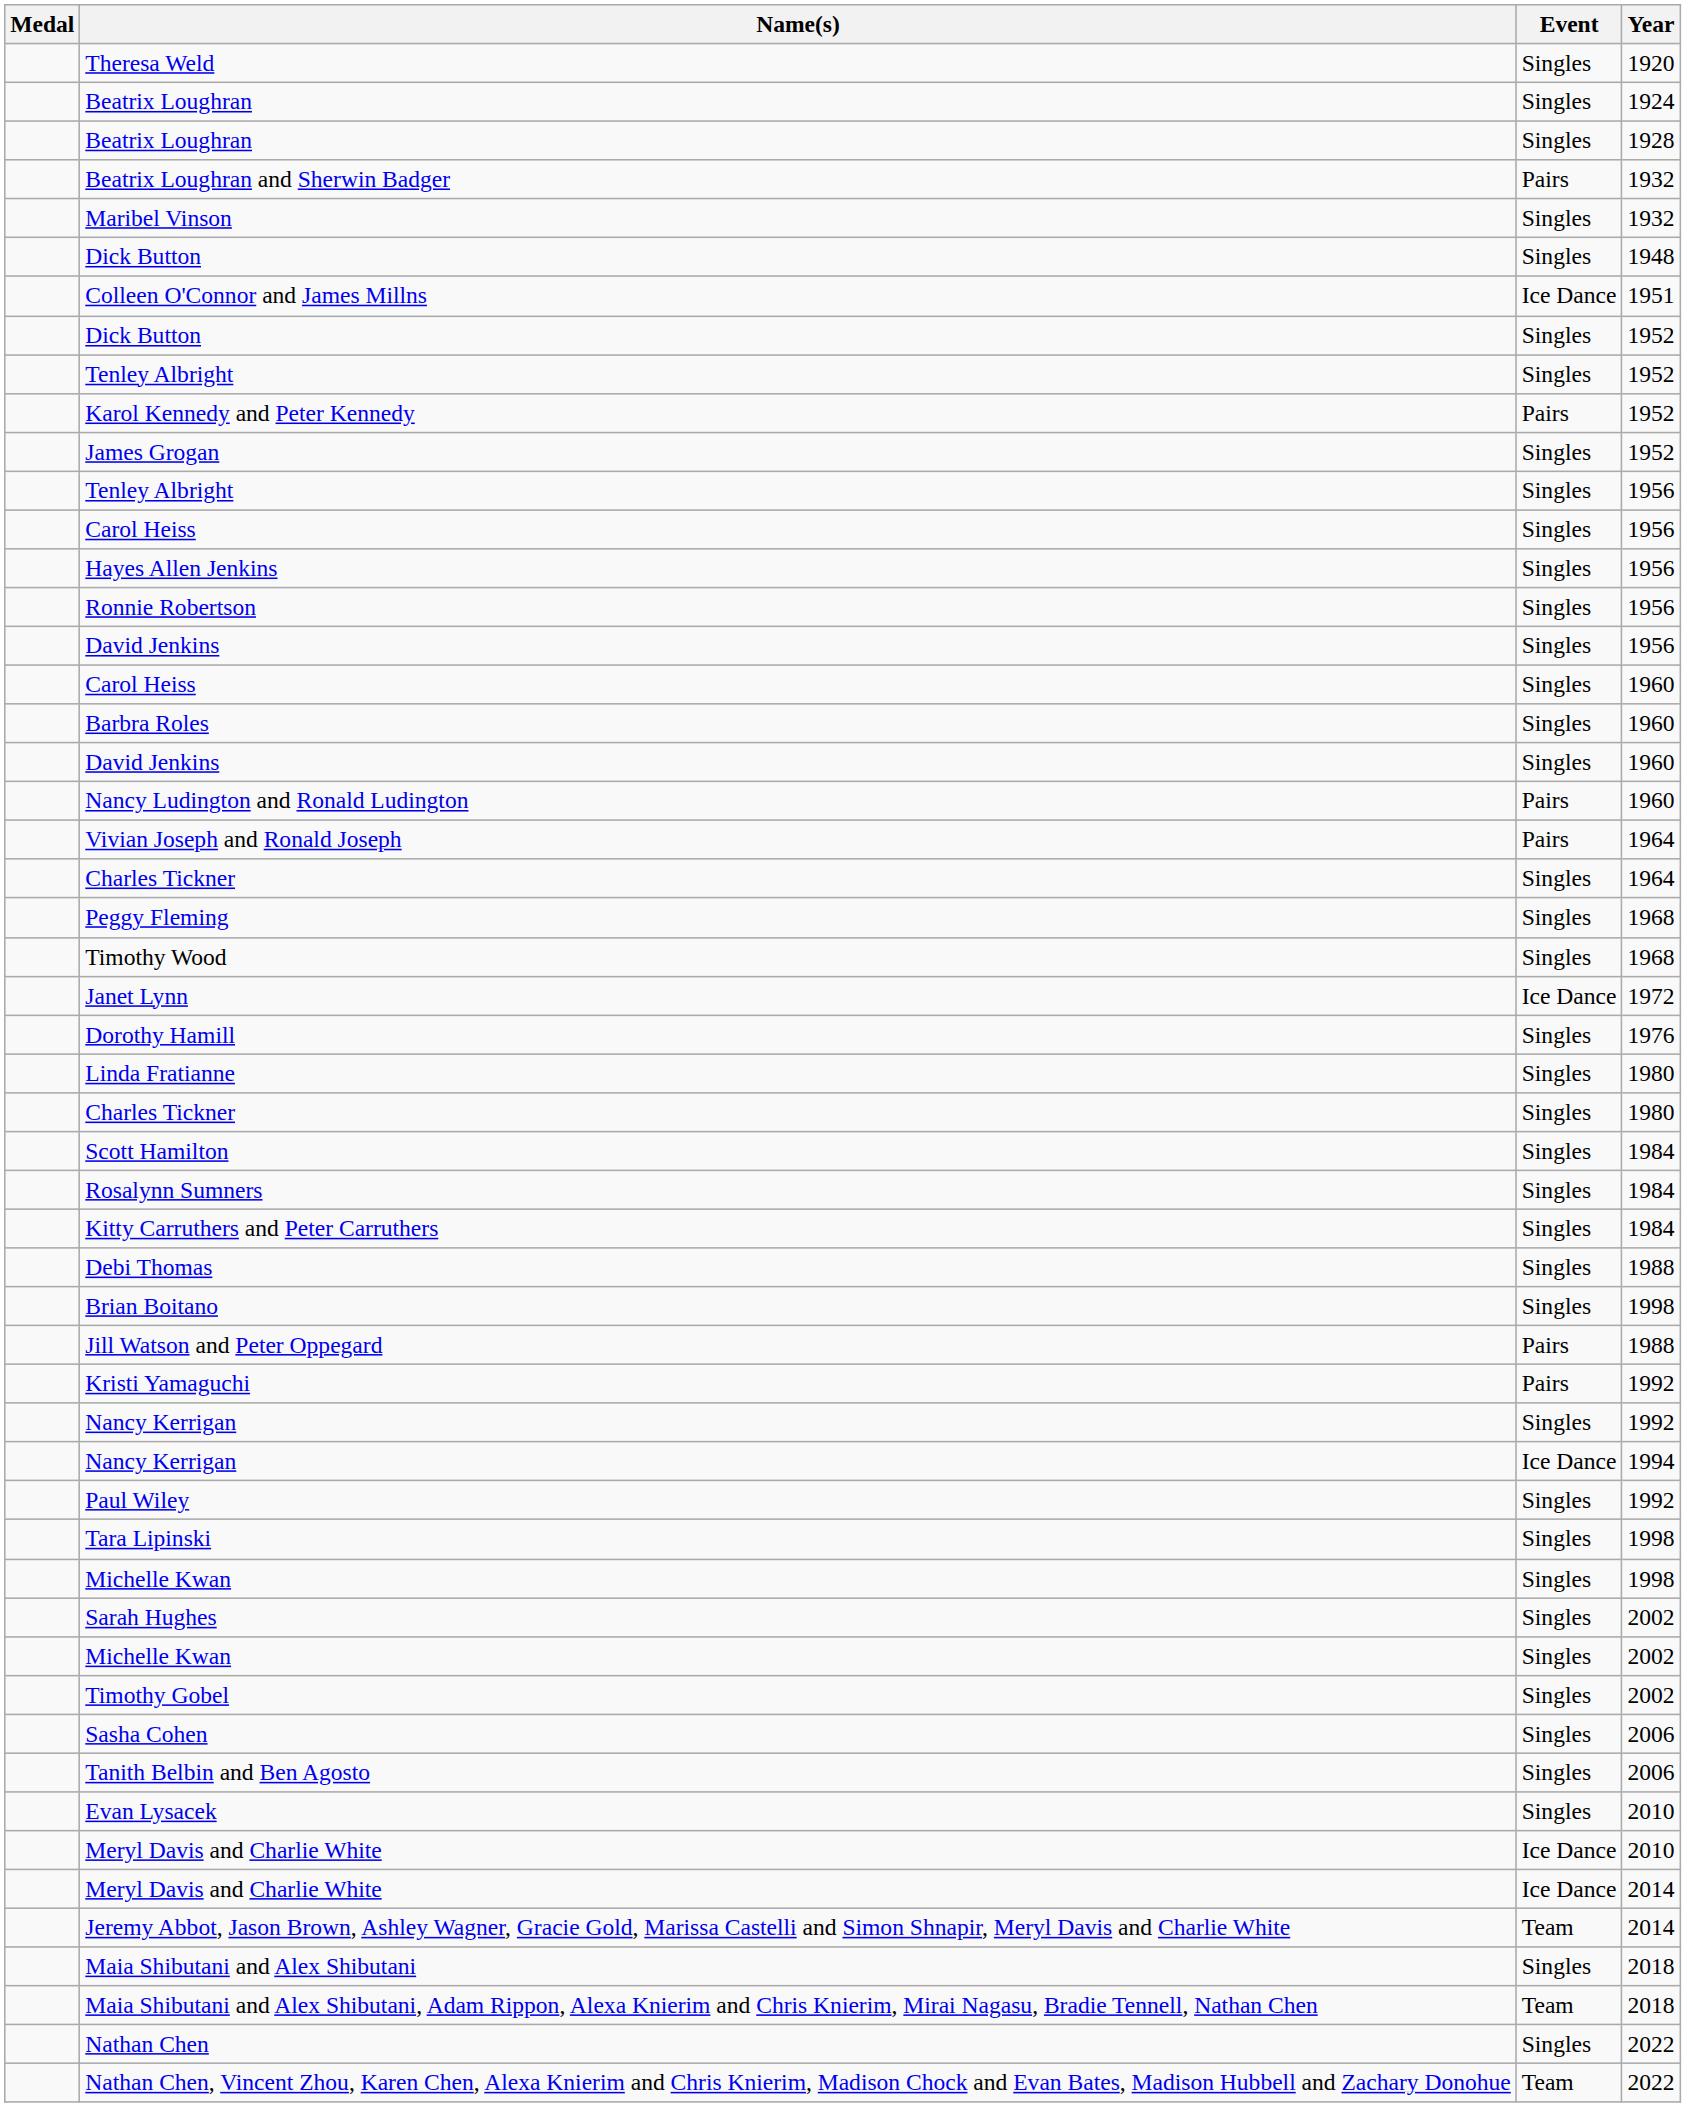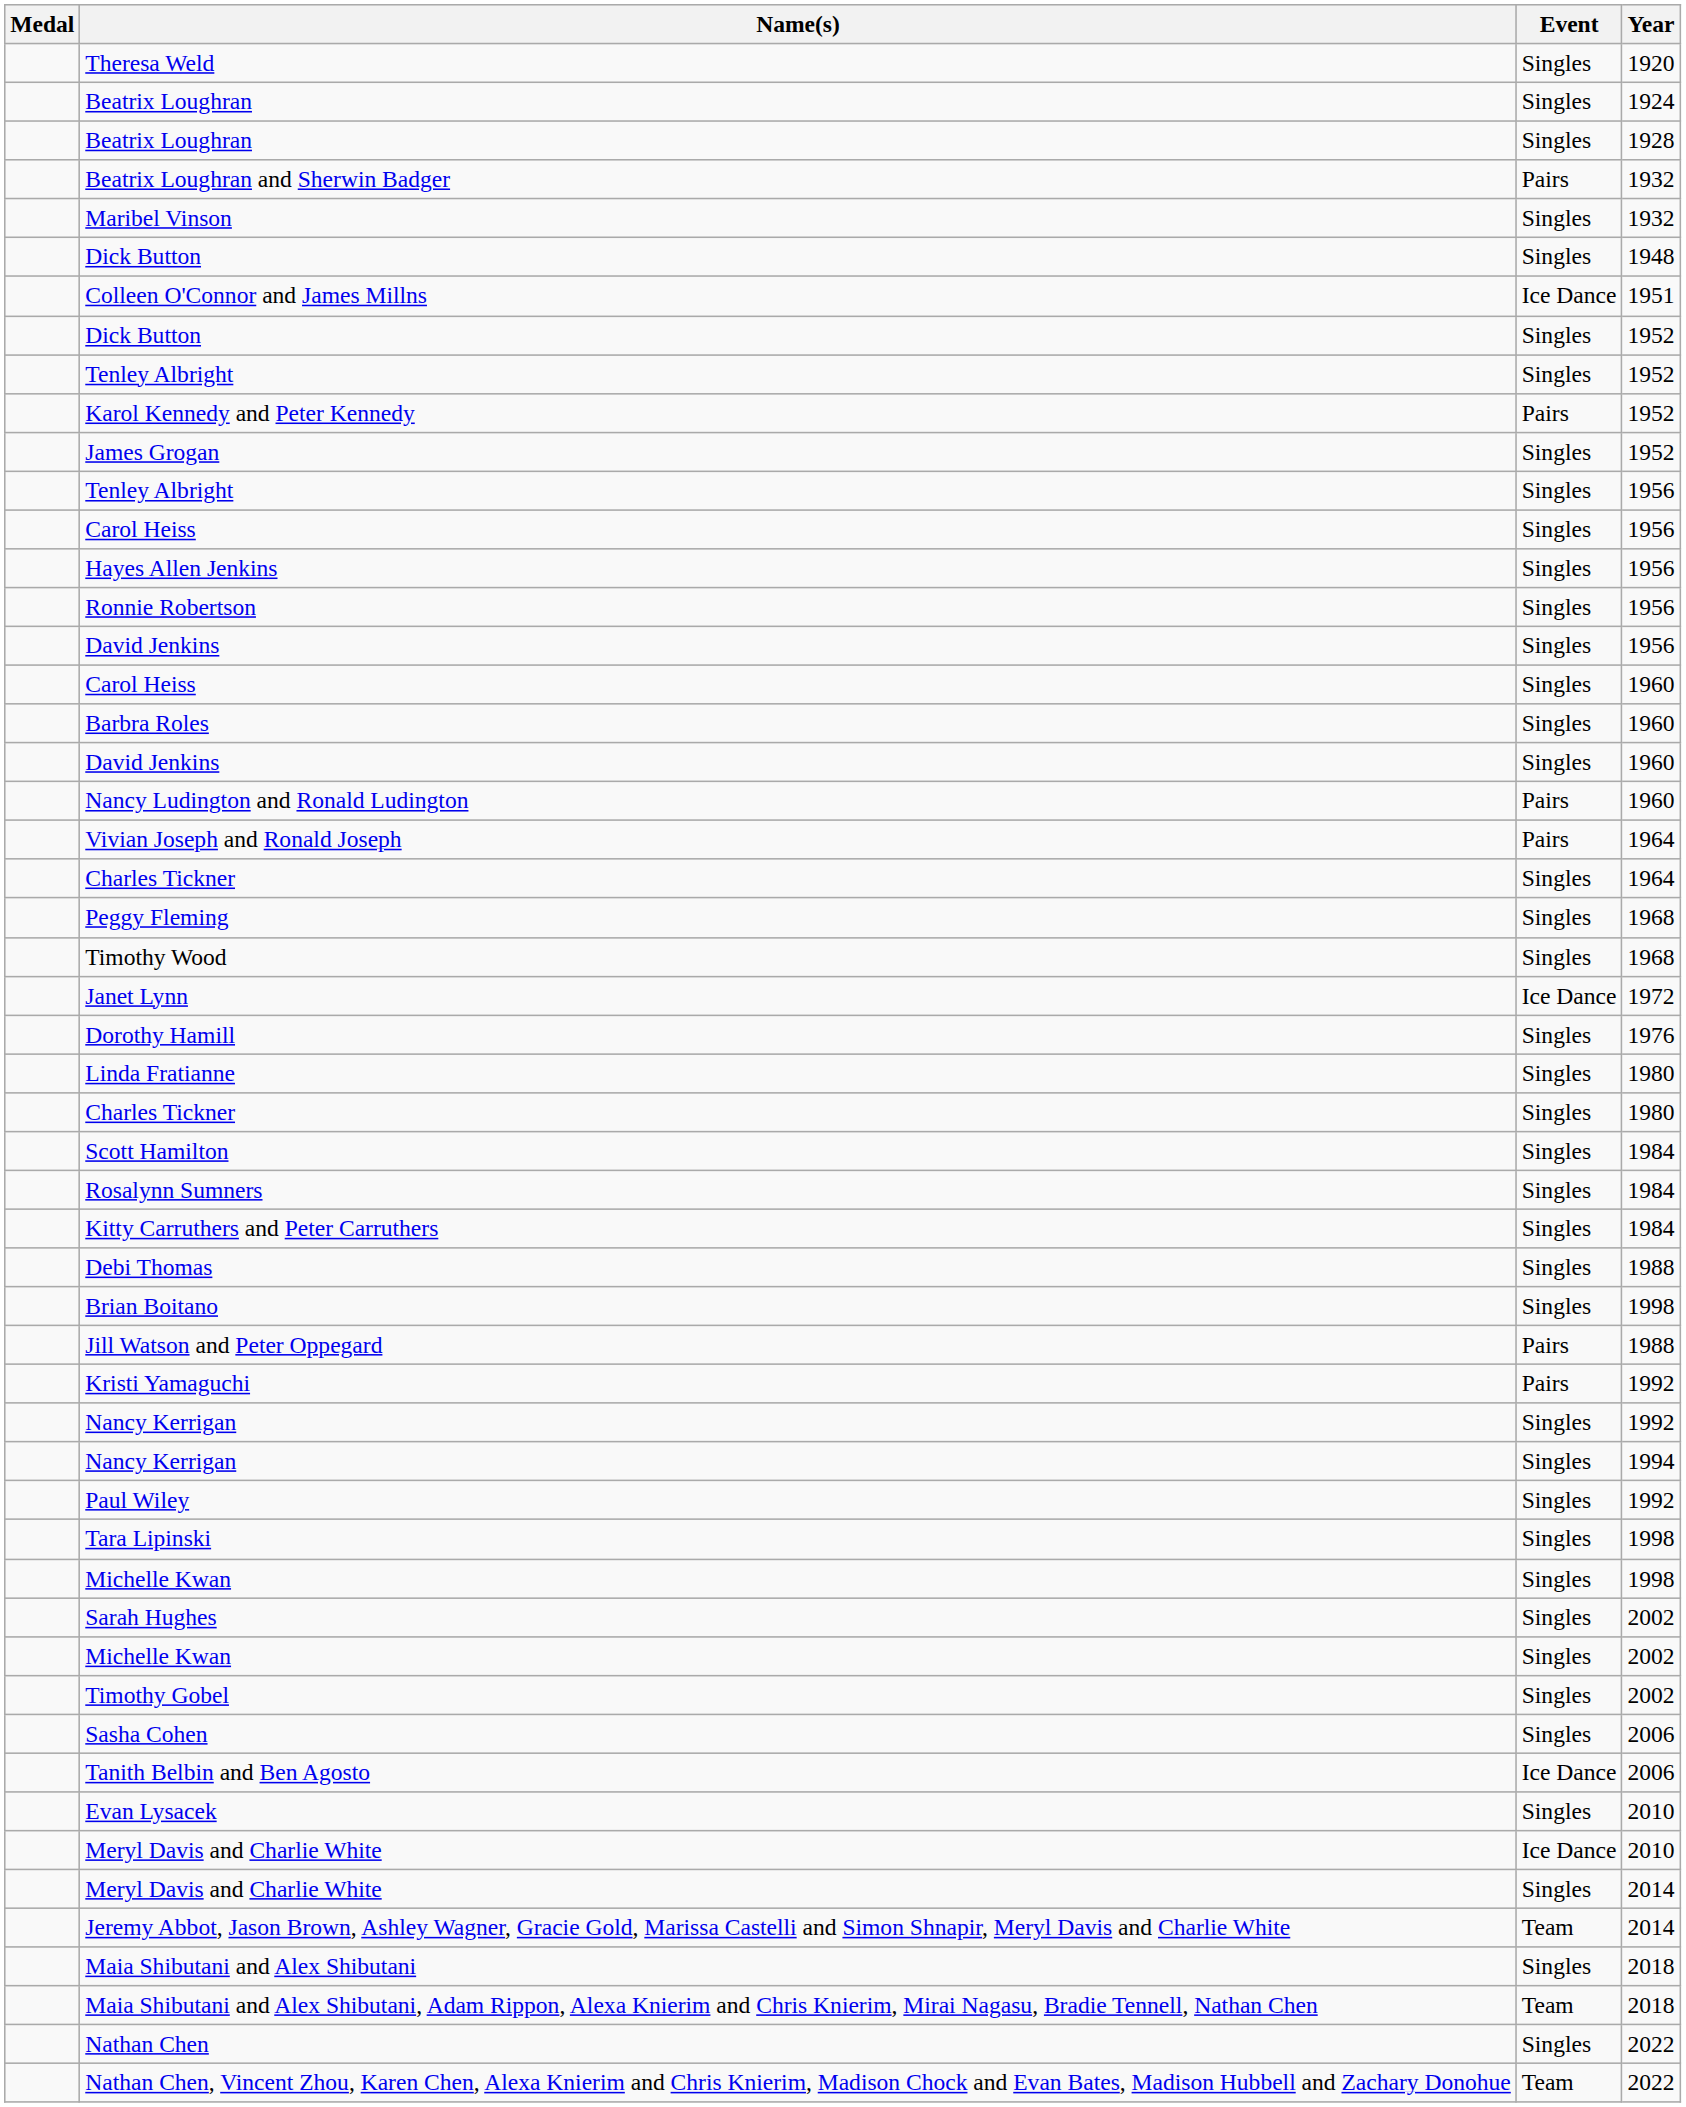(1569, 1461) Ice Dance -> (1556, 1461) Singles
(1556, 1772) Singles -> (1569, 1772) Ice Dance
(1569, 1888) Ice Dance -> (1556, 1888) Singles
